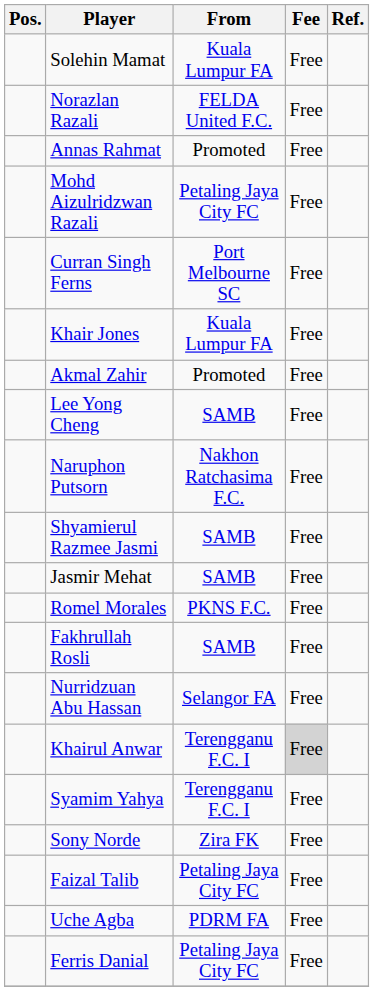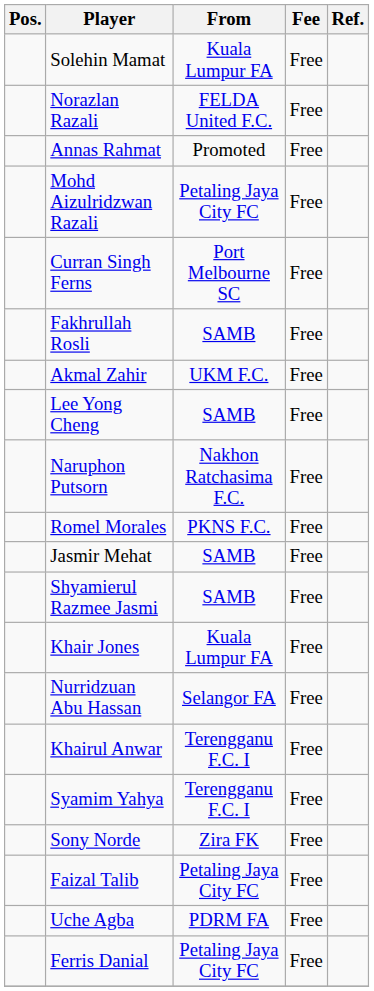rows swapped: (95, 334) <-> (91, 647)
(229, 374) Promoted -> (229, 374) UKM F.C.
rows swapped: (108, 607) <-> (104, 537)
(306, 748) lightgrey background -> (306, 748) no background
